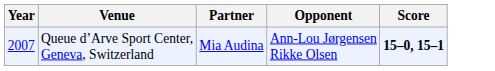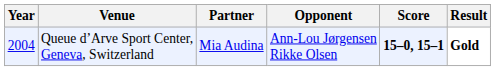+ column: (469, 16)
(21, 46) 2007 -> (21, 46) 2004
